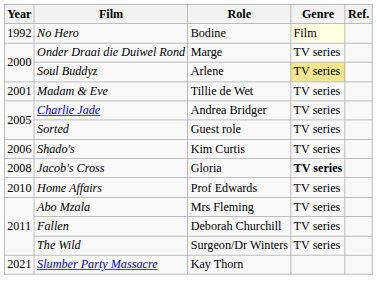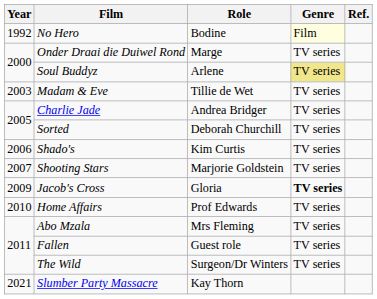(19, 91) 2001 -> (19, 91) 2003
(216, 129) Guest role -> (236, 129) Deborah Churchill
+ row: (73, 168)
(19, 168) 2008 -> (19, 187) 2009
(236, 226) Deborah Churchill -> (216, 245) Guest role
